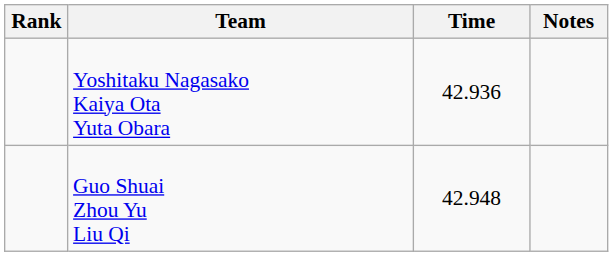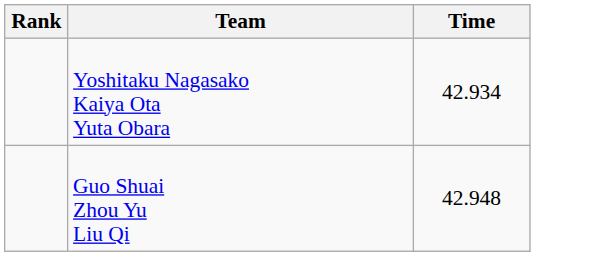- column: (569, 21)
(472, 91) 42.936 -> (472, 91) 42.934
